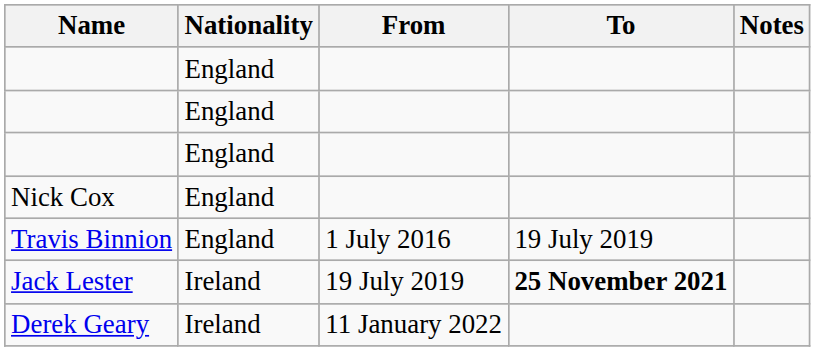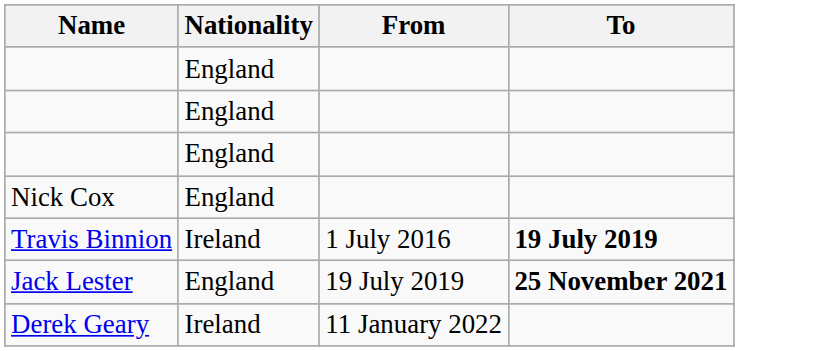- column: (772, 25)
(229, 238) England -> (223, 238) Ireland
(584, 238) normal -> (586, 238) bold
(223, 281) Ireland -> (229, 281) England
